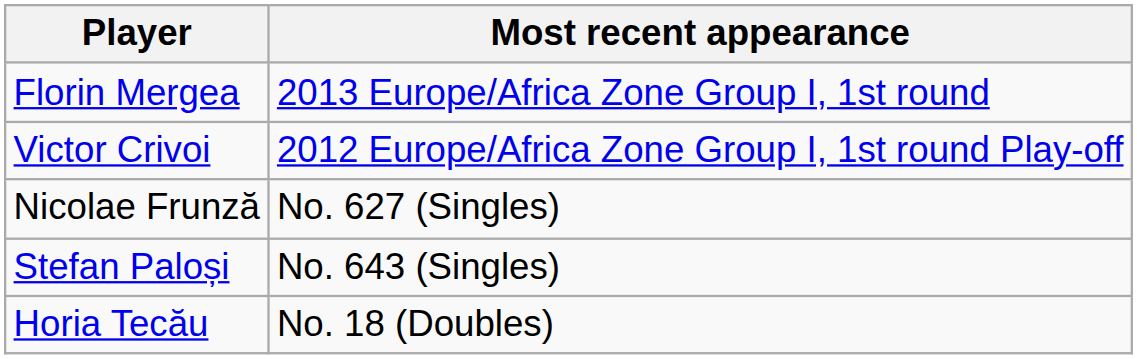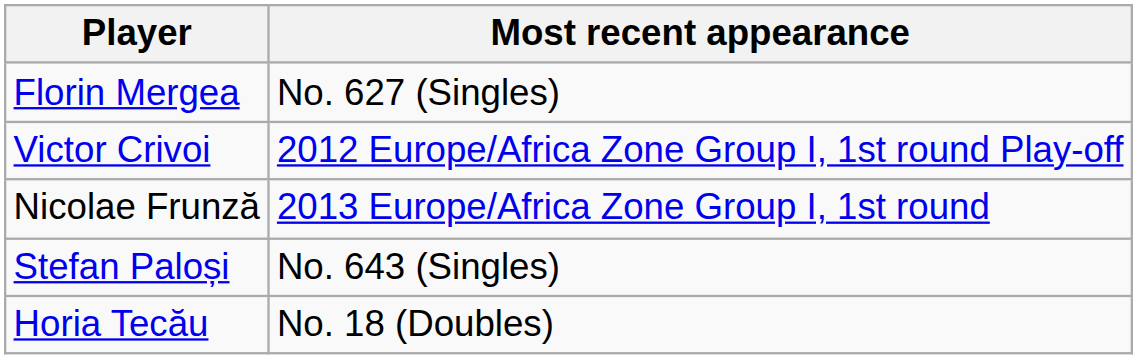(633, 91) 2013 Europe/Africa Zone Group I, 1st round -> (418, 91) No. 627 (Singles)
(418, 207) No. 627 (Singles) -> (633, 207) 2013 Europe/Africa Zone Group I, 1st round
